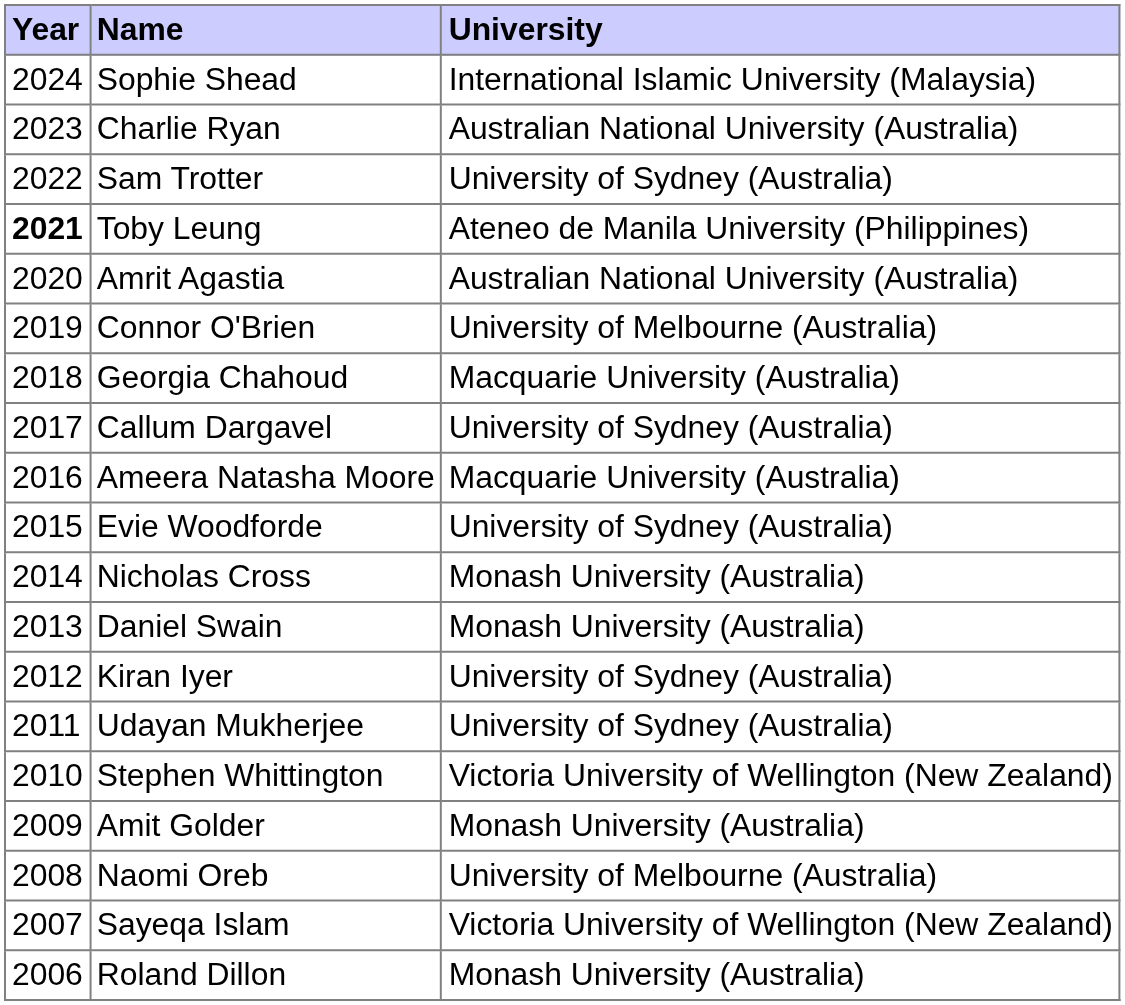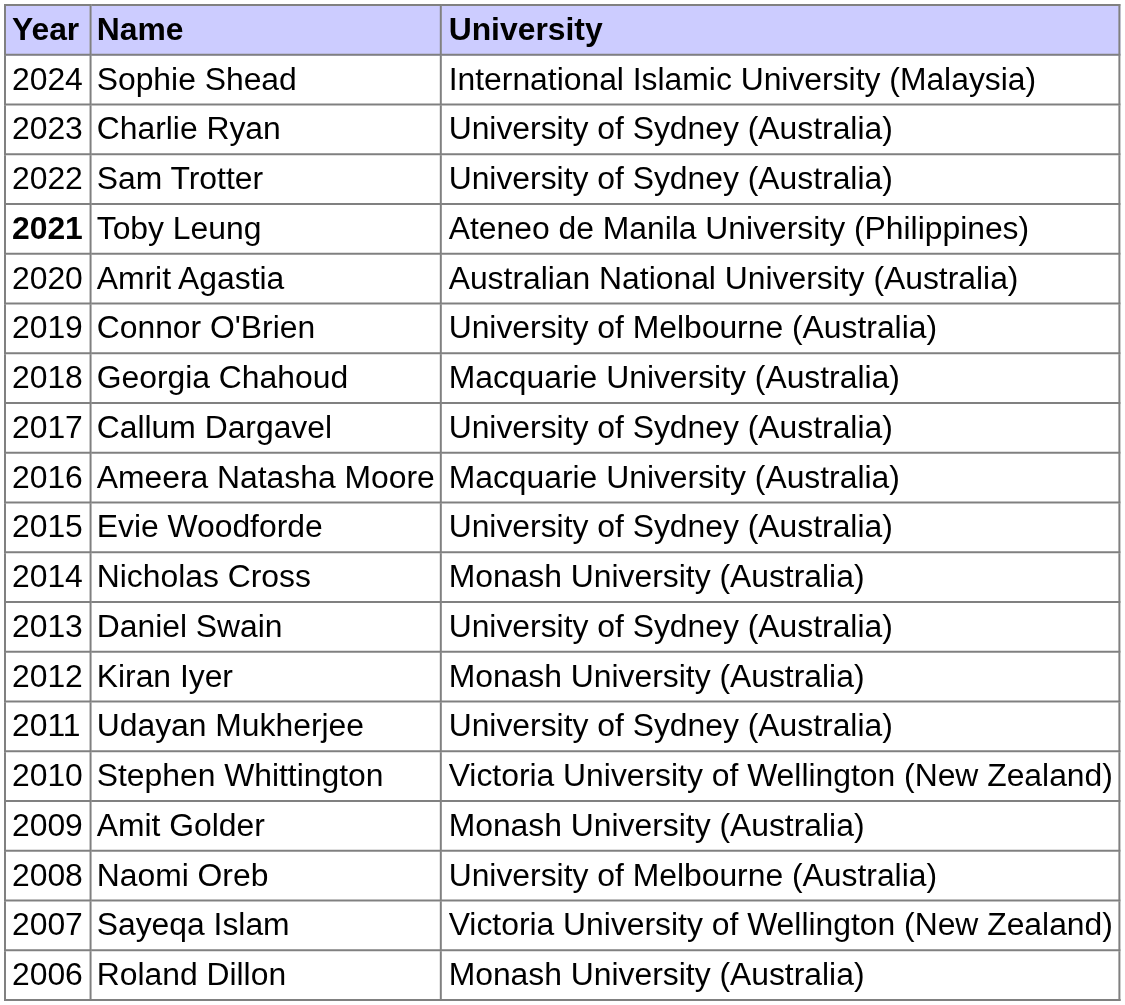(734, 128) Australian National University (Australia) -> (671, 128) University of Sydney (Australia)
(657, 626) Monash University (Australia) -> (671, 626) University of Sydney (Australia)
(671, 676) University of Sydney (Australia) -> (657, 676) Monash University (Australia)
